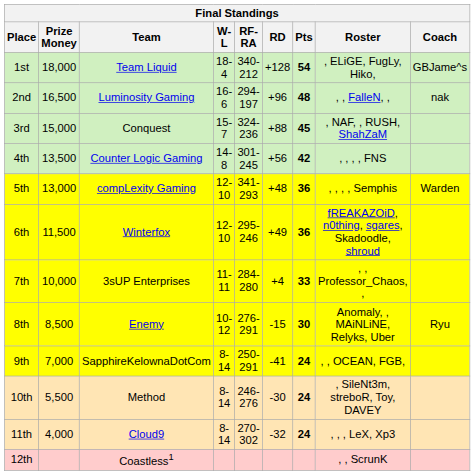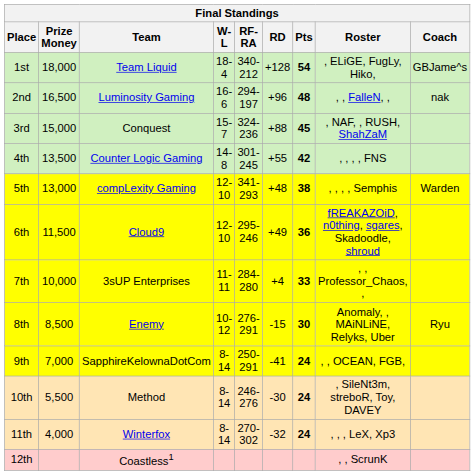(278, 158) +56 -> (278, 158) +55
(304, 189) 36 -> (304, 189) 38
(146, 232) Winterfox -> (146, 232) Cloud9
(146, 434) Cloud9 -> (146, 434) Winterfox
